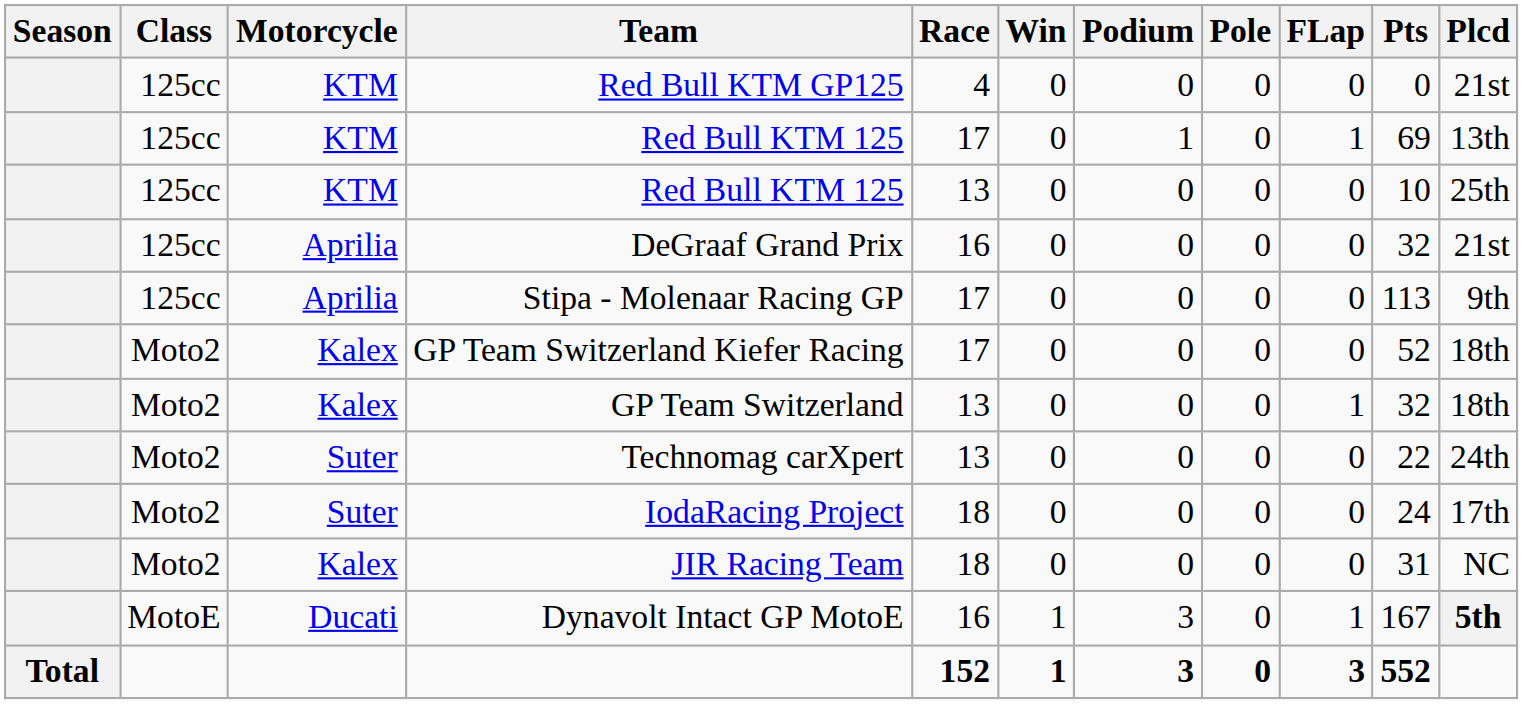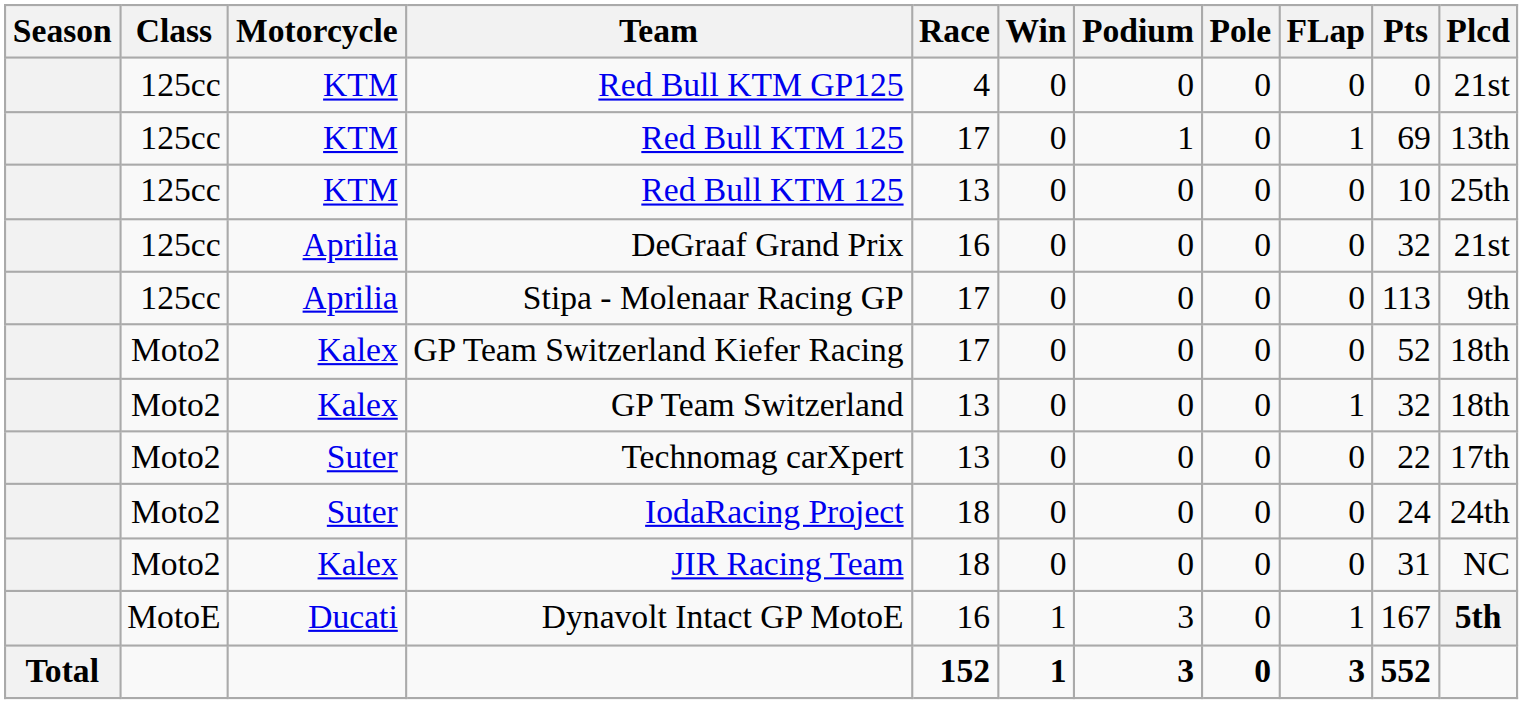(1480, 457) 24th -> (1480, 457) 17th
(1480, 510) 17th -> (1480, 510) 24th
